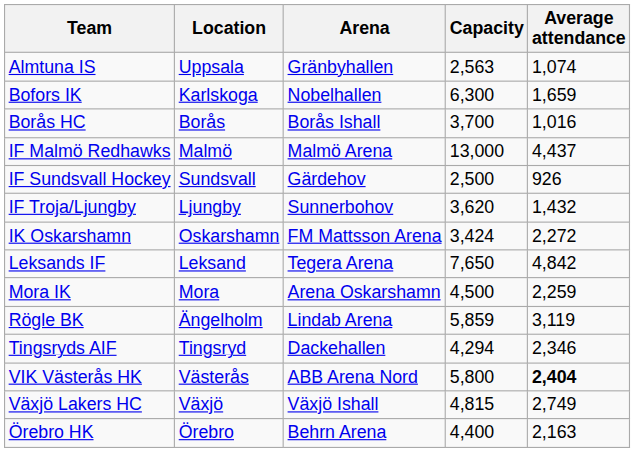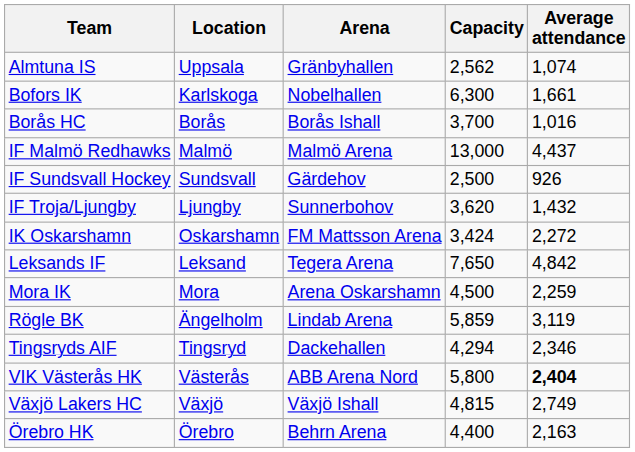(472, 66) 2,563 -> (472, 66) 2,562
(554, 94) 1,659 -> (554, 94) 1,661
